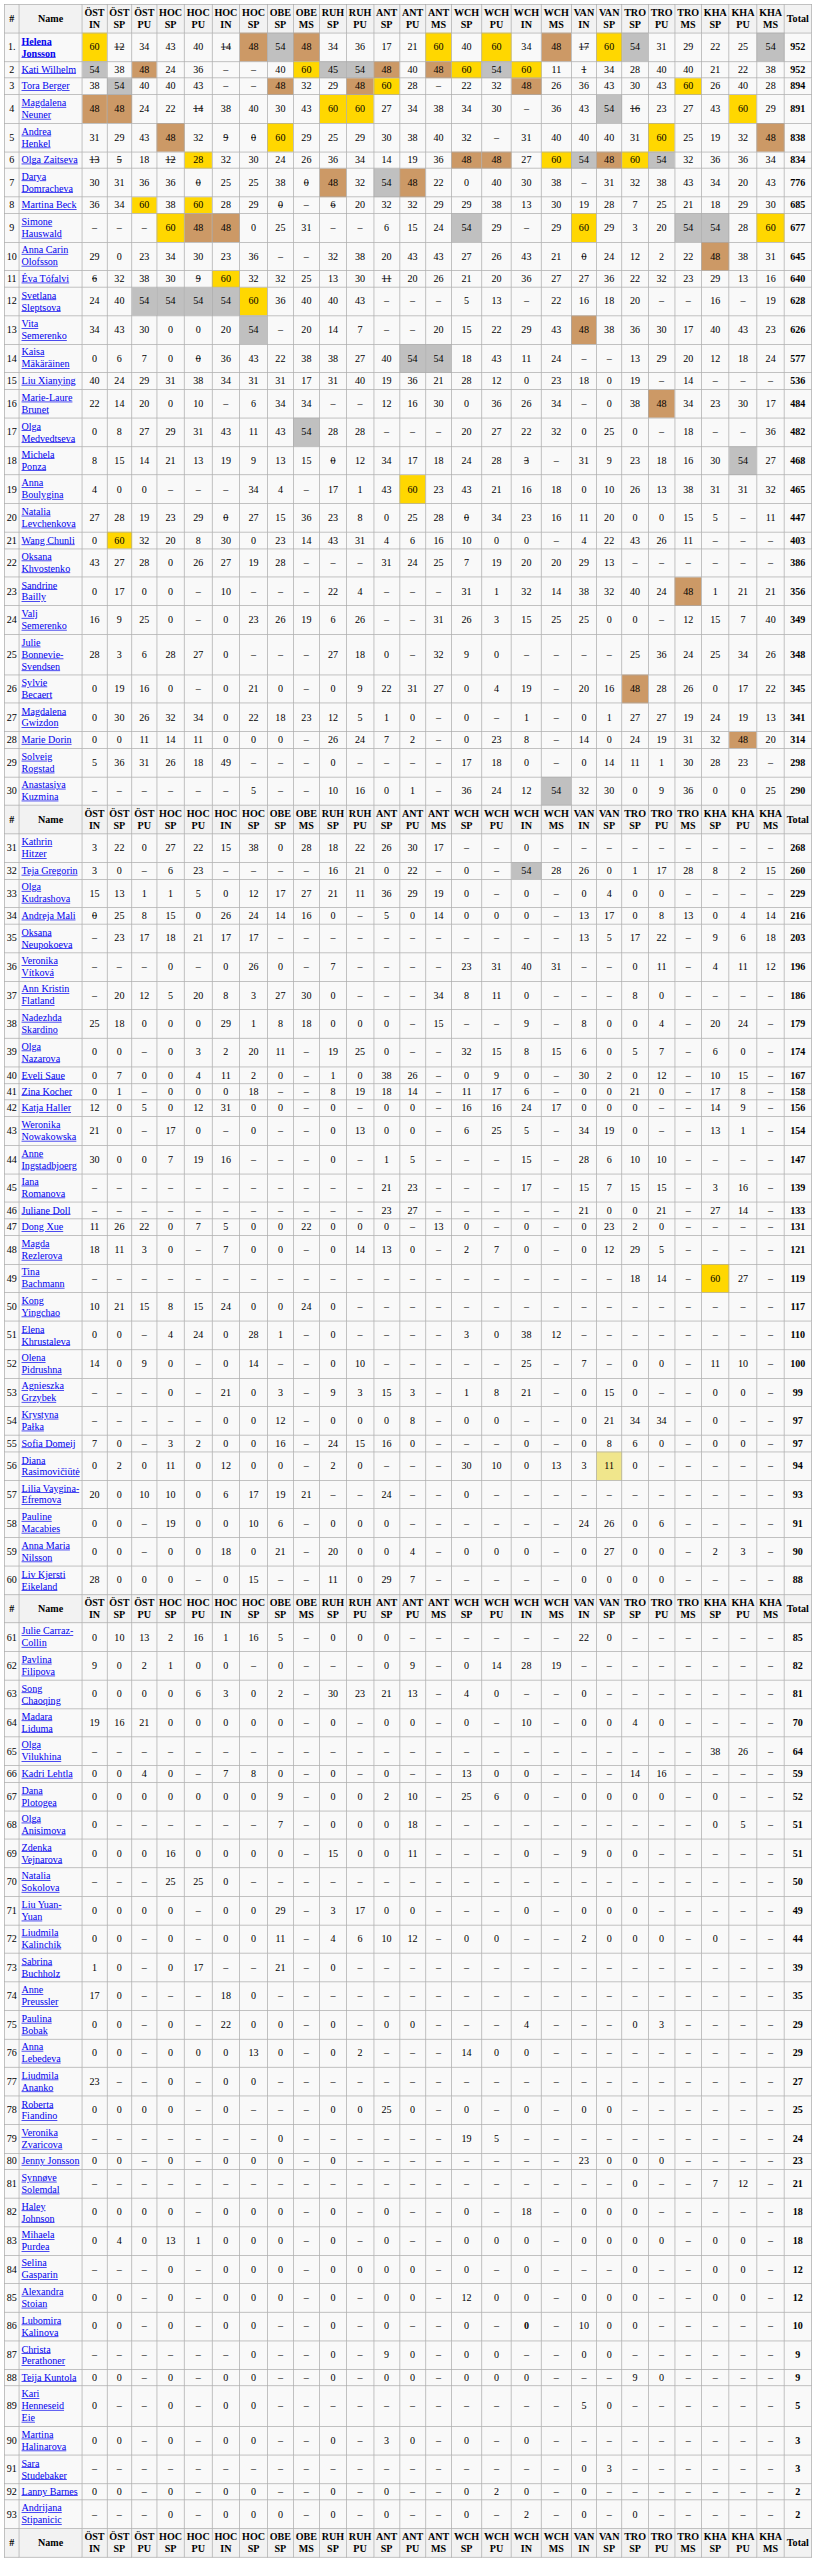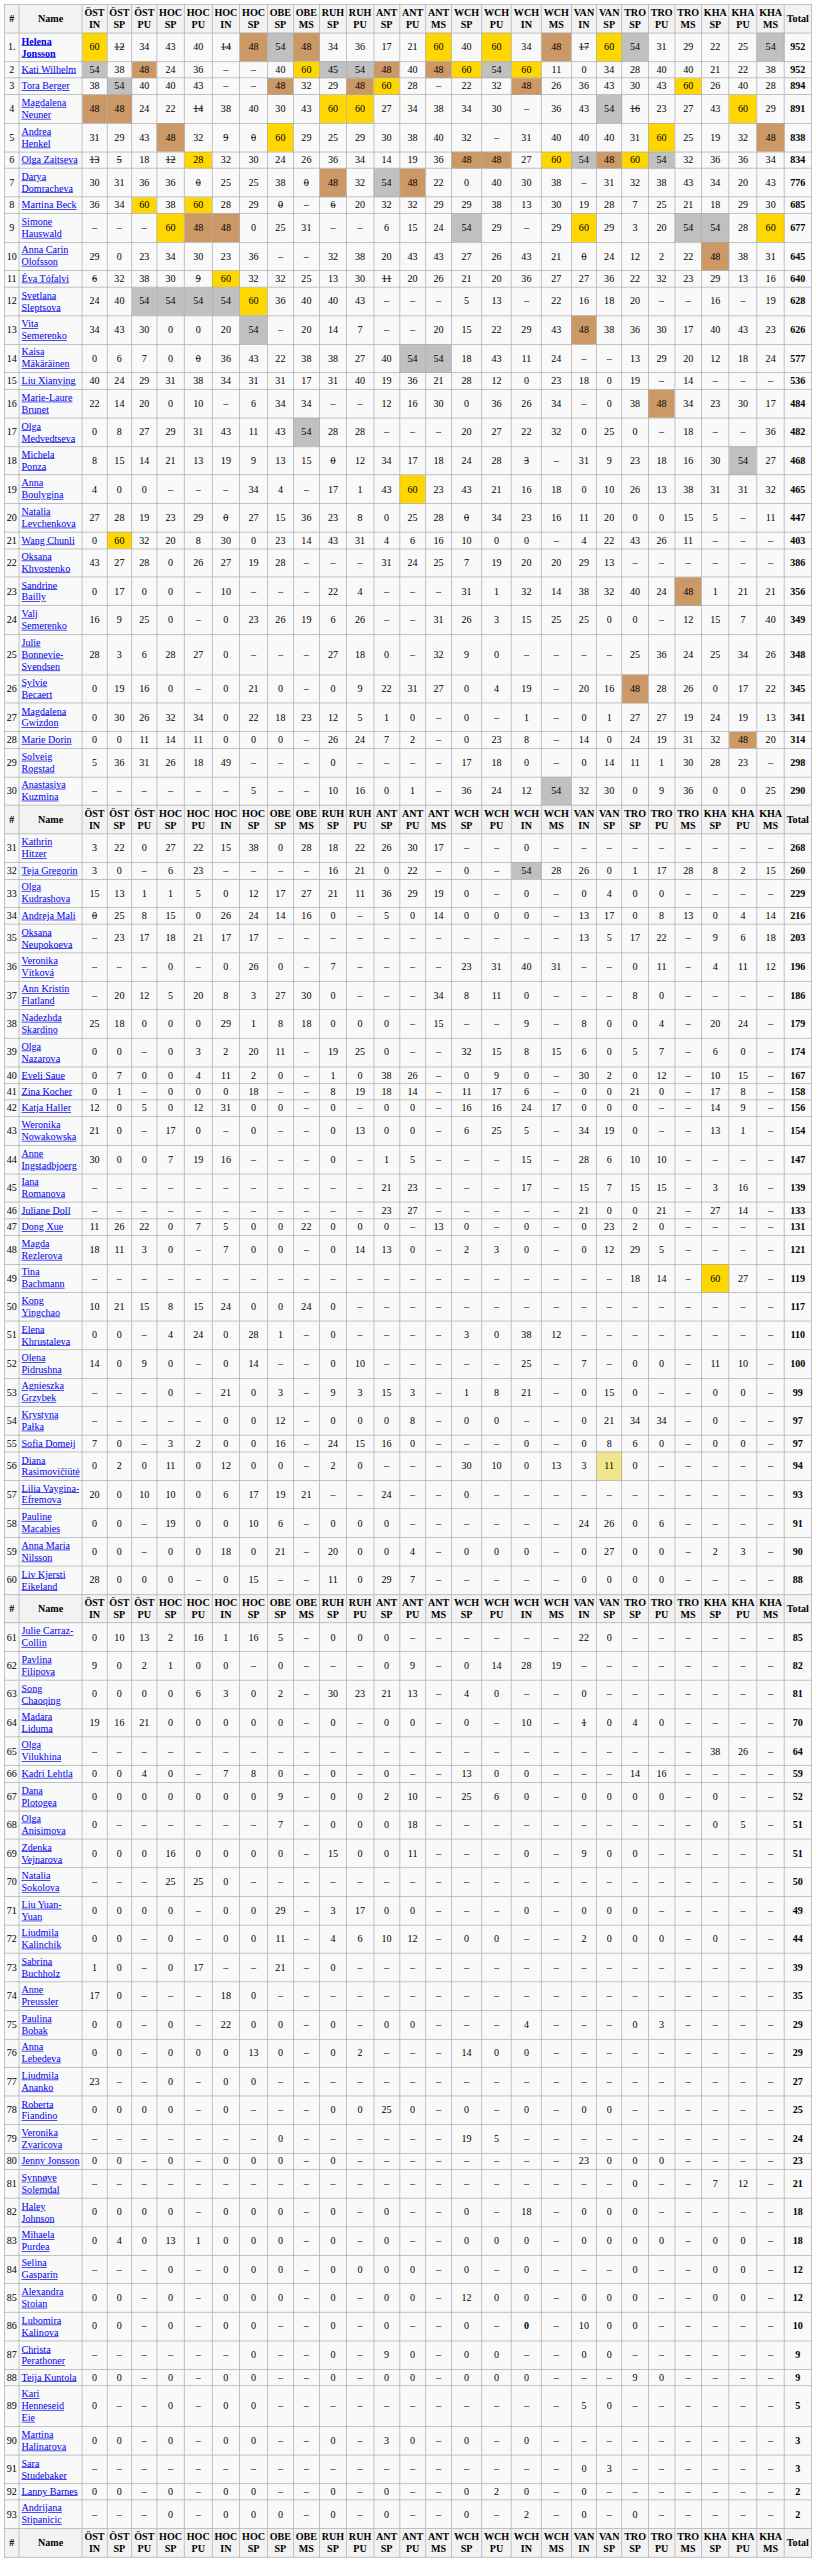(584, 70) 1 -> (584, 70) 0
(496, 1250) 7 -> (496, 1250) 3
(584, 1723) 0 -> (584, 1723) 1
